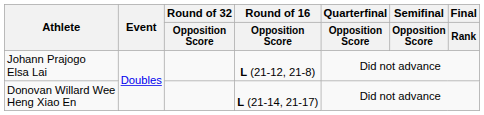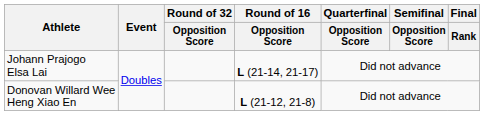(278, 72) L (21-12, 21-8) -> (278, 72) L (21-14, 21-17)
(278, 102) L (21-14, 21-17) -> (278, 102) L (21-12, 21-8)
